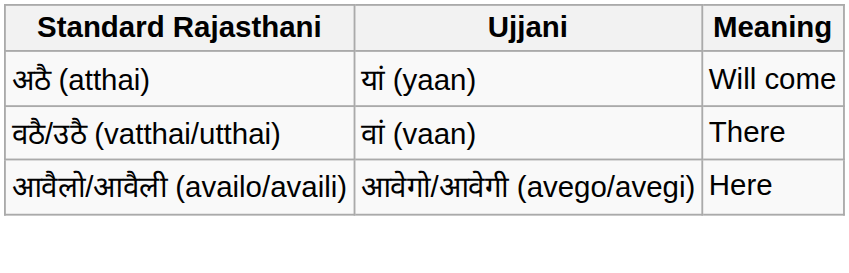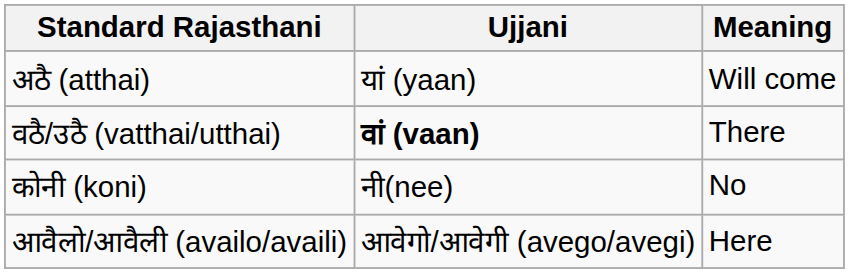(418, 134) normal -> (420, 134) bold
+ row: (79, 188)
